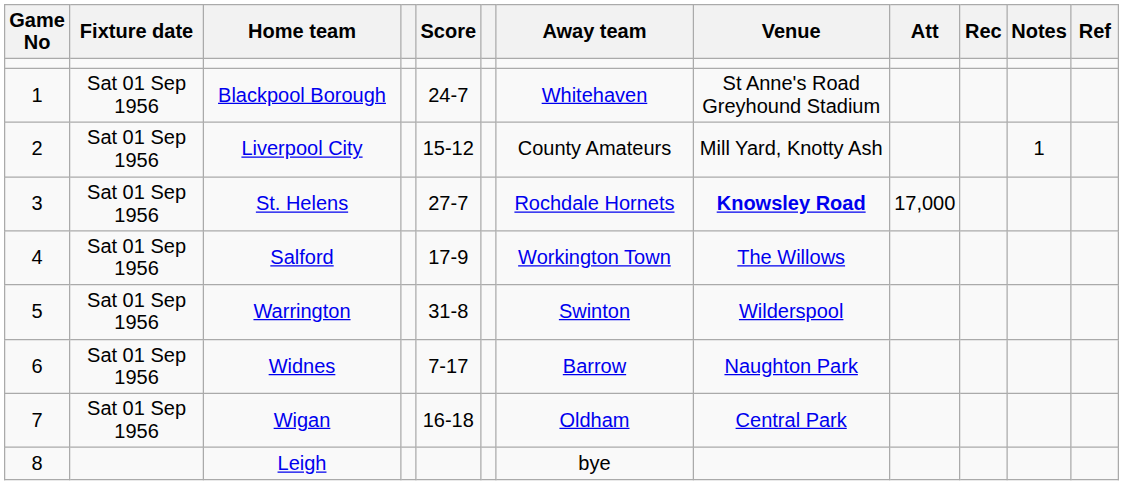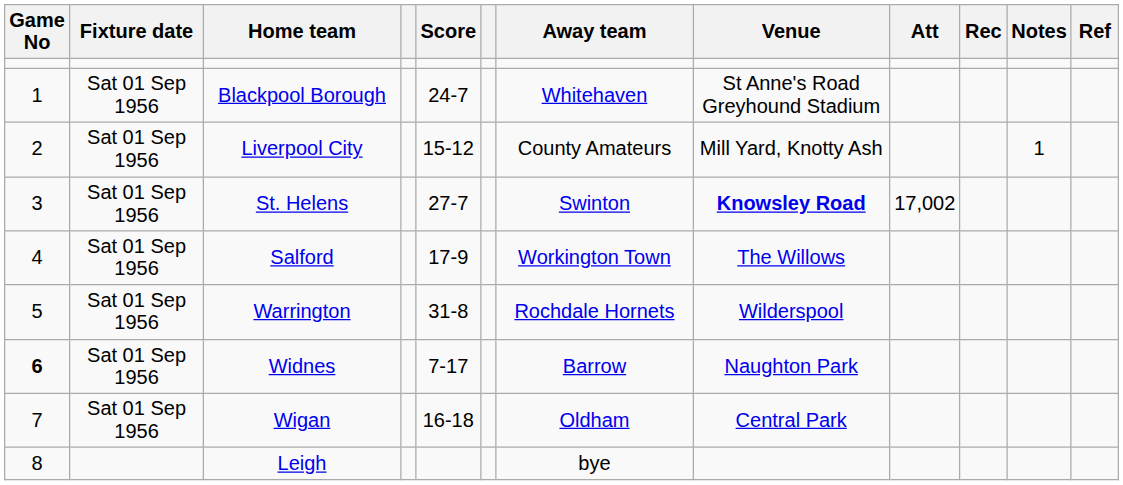(594, 203) Rochdale Hornets -> (594, 203) Swinton
(925, 203) 17,000 -> (925, 203) 17,002
(594, 311) Swinton -> (594, 311) Rochdale Hornets
(37, 366) normal -> (37, 366) bold
